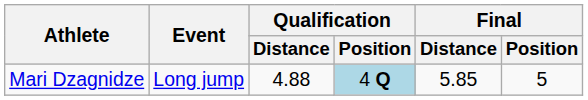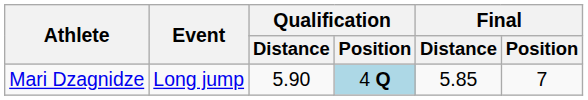(291, 80) 4.88 -> (291, 80) 5.90
(542, 80) 5 -> (542, 80) 7
